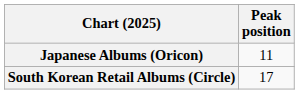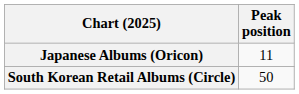(266, 77) 17 -> (266, 77) 50
